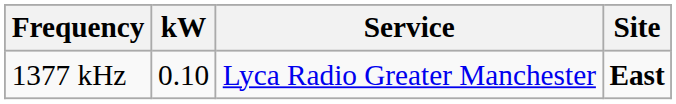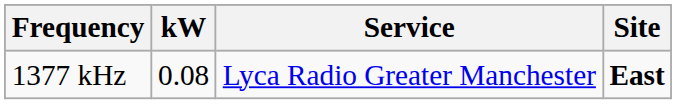(184, 74) 0.10 -> (184, 74) 0.08
